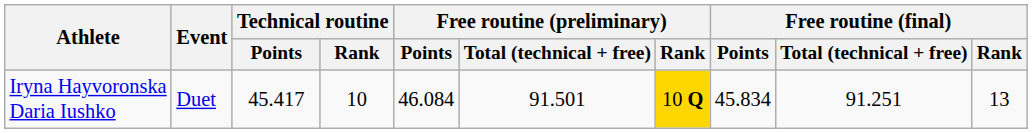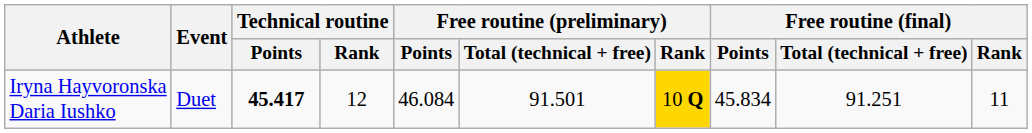(276, 99) normal -> (276, 99) bold
(357, 99) 10 -> (357, 99) 12
(999, 99) 13 -> (999, 99) 11
